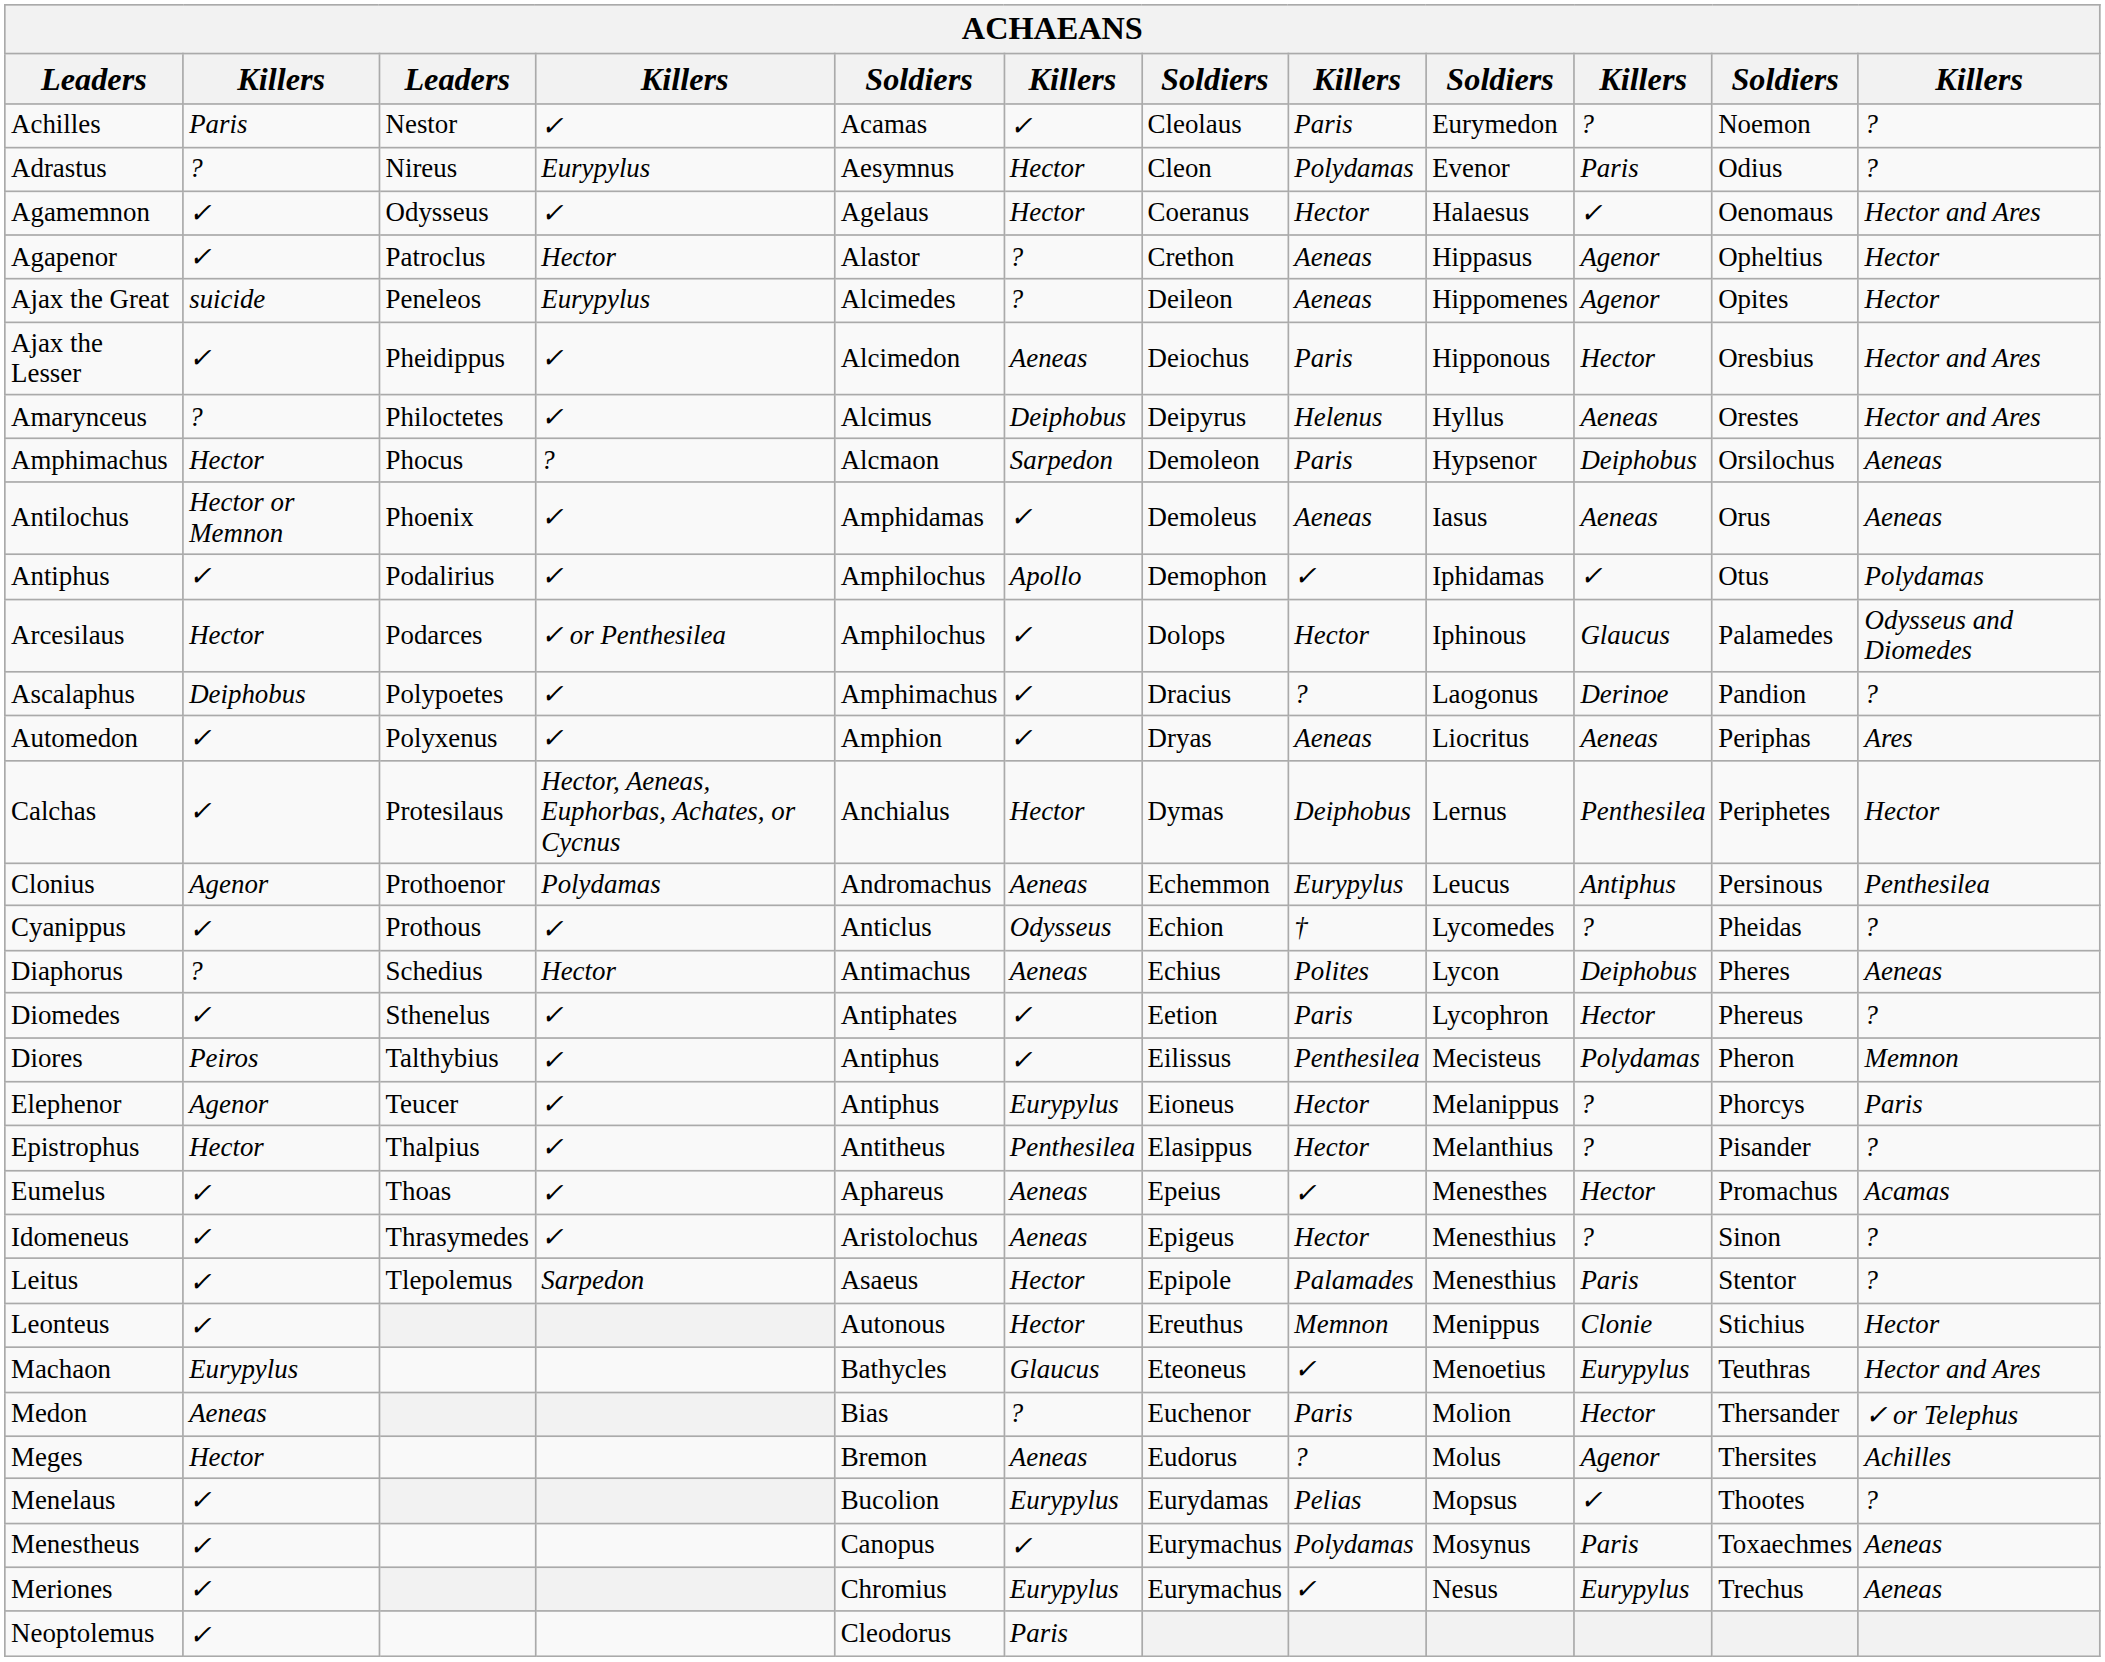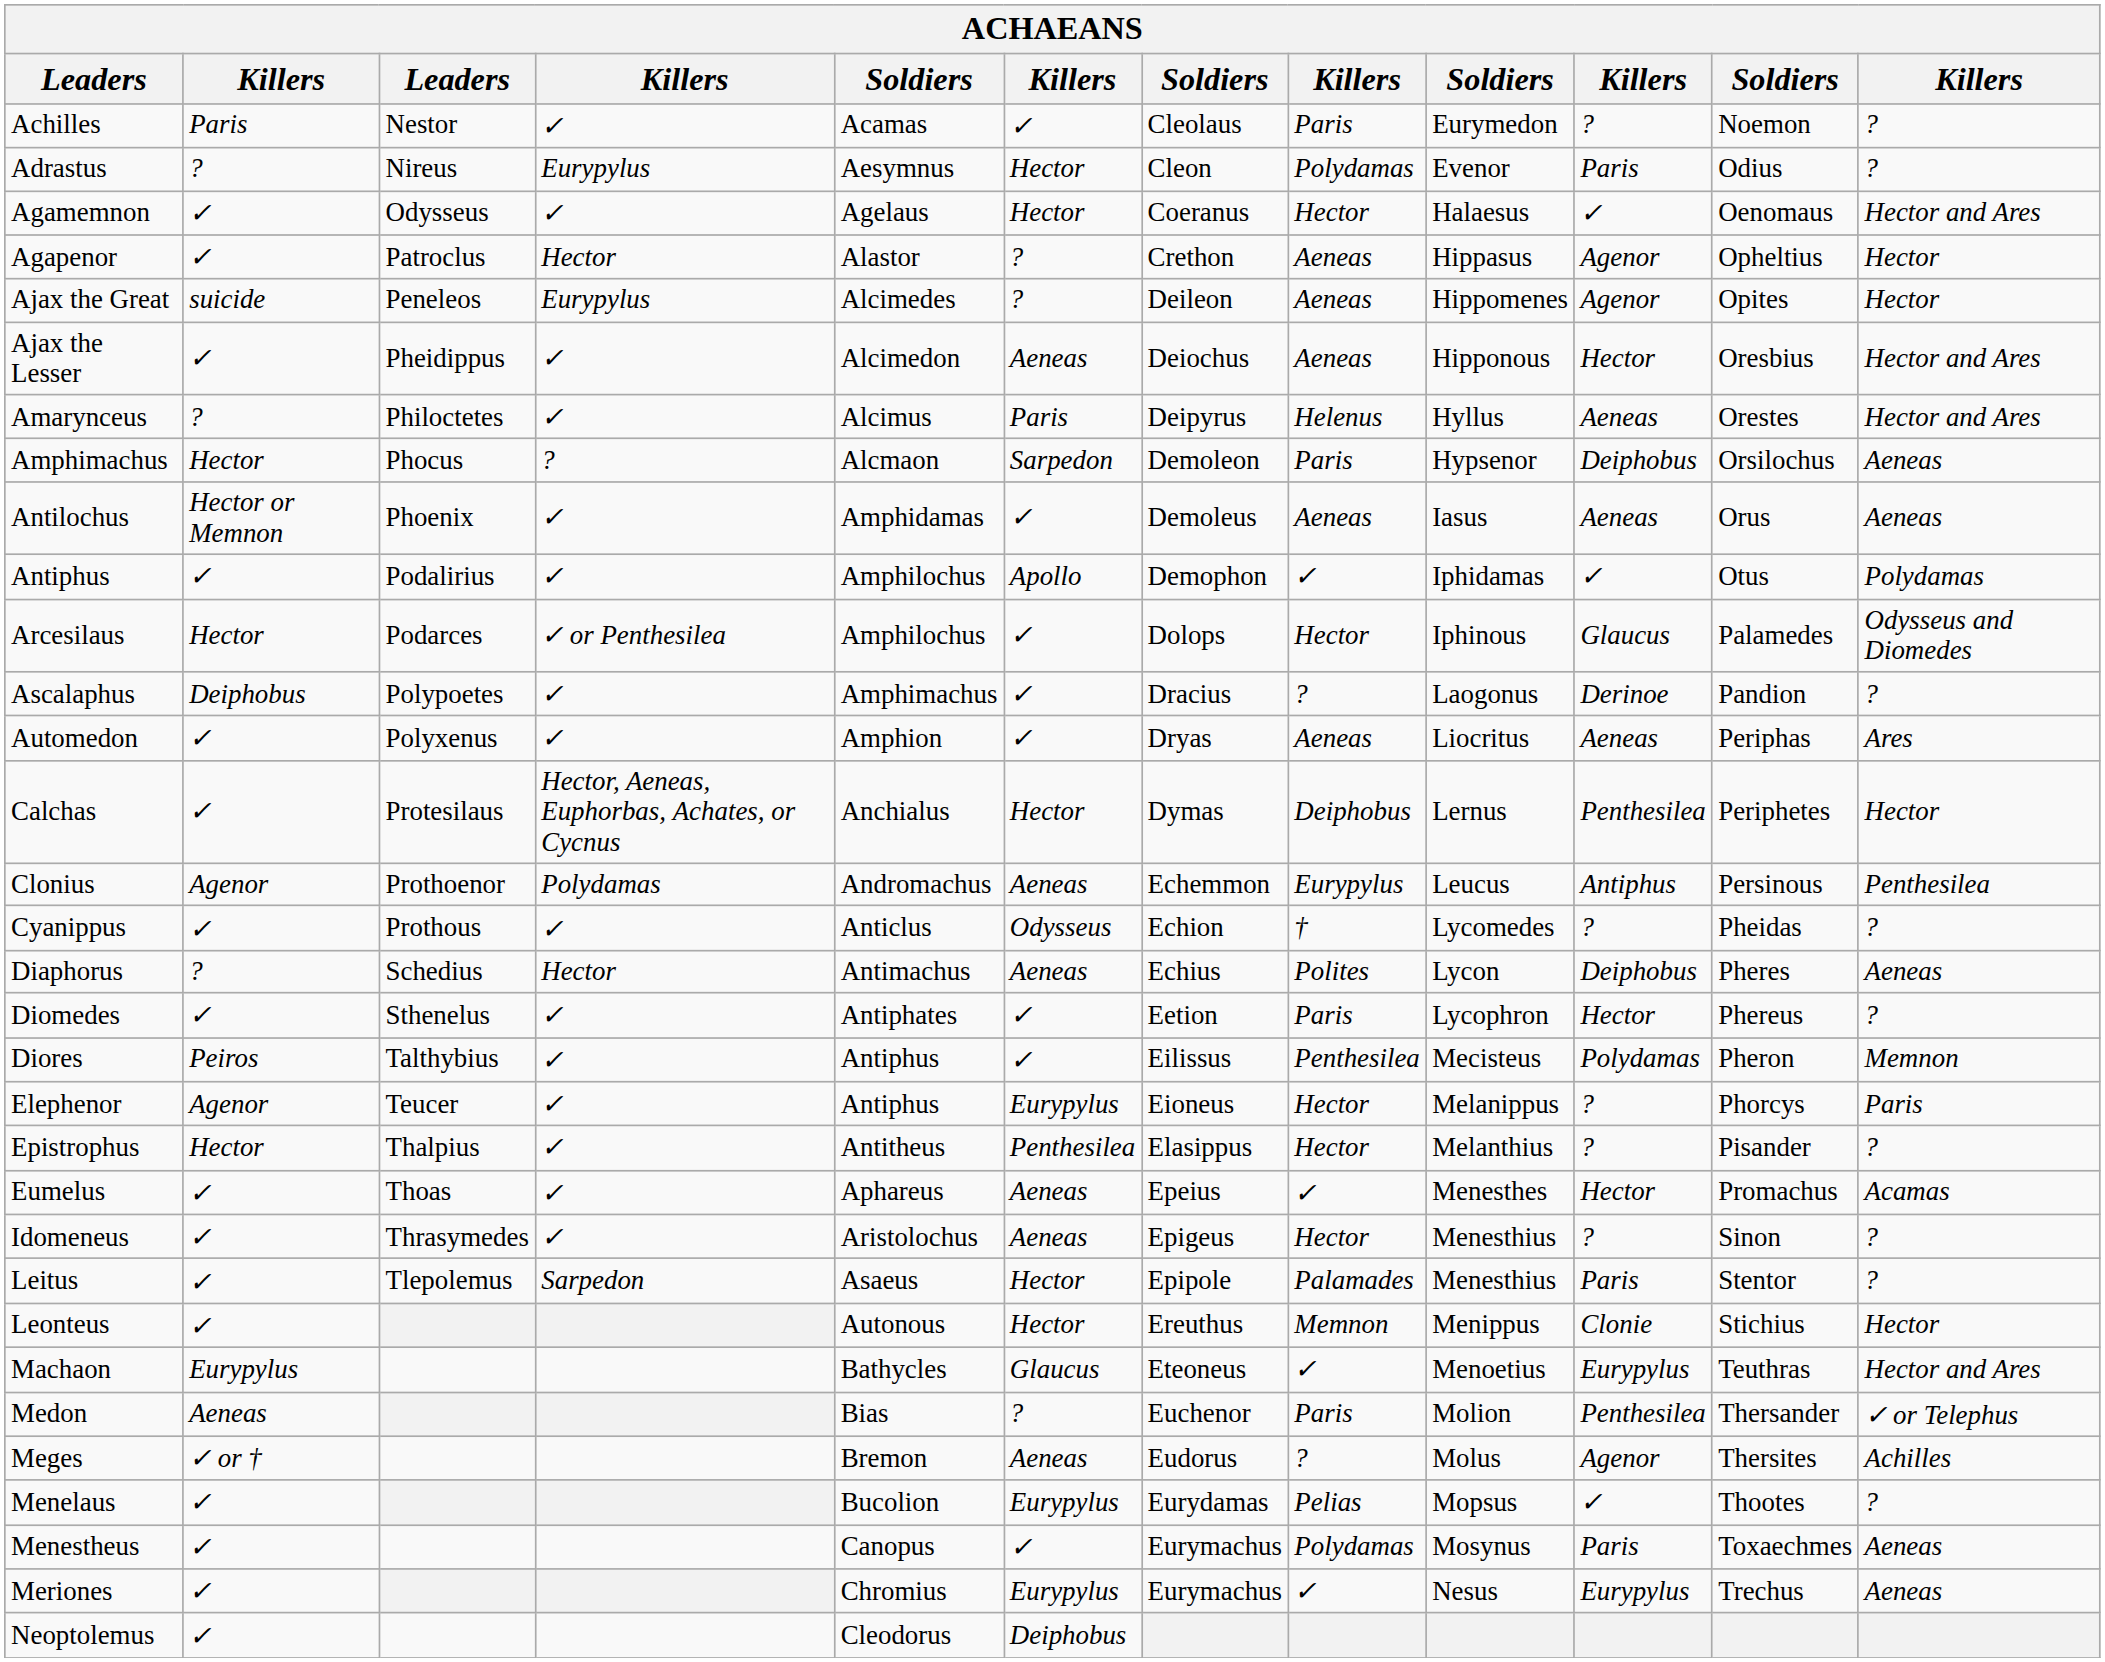(1323, 357) Paris -> (1333, 357) Aeneas
(1068, 416) Deiphobus -> (1039, 416) Paris
(1618, 1413) Hector -> (1643, 1413) Penthesilea
(226, 1456) Hector -> (225, 1458) ✓ or †
(1039, 1633) Paris -> (1068, 1635) Deiphobus
